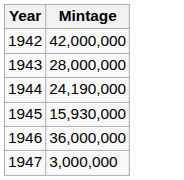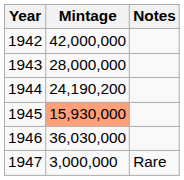+ column: (155, 16)
(88, 89) 24,190,000 -> (88, 89) 24,190,200
(88, 114) no background -> (88, 114) lightsalmon background
(88, 138) 36,000,000 -> (88, 138) 36,030,000
